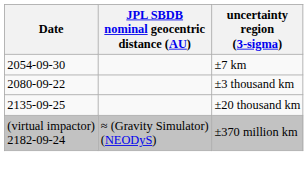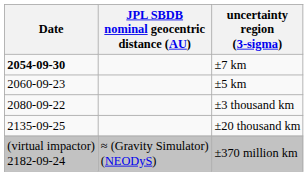(36, 64) normal -> (36, 64) bold
+ row: (230, 85)
